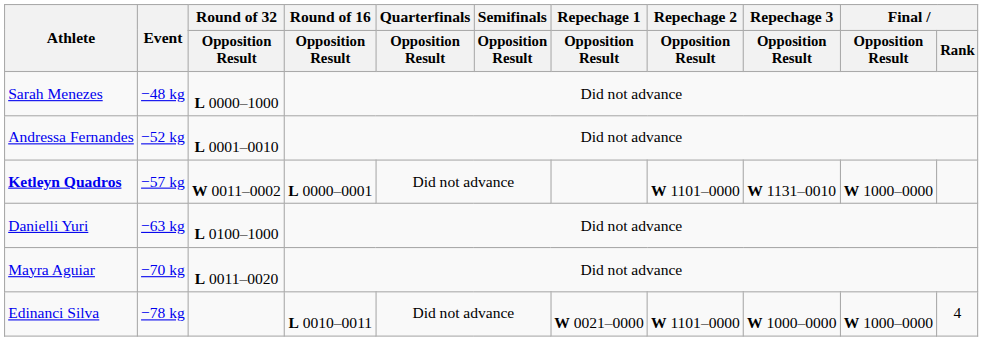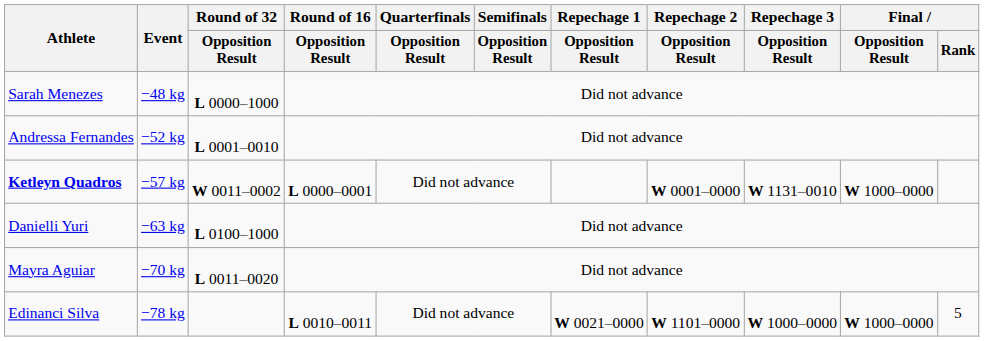(695, 191) W 1101–0000 -> (696, 191) W 0001–0000
(957, 314) 4 -> (958, 314) 5
